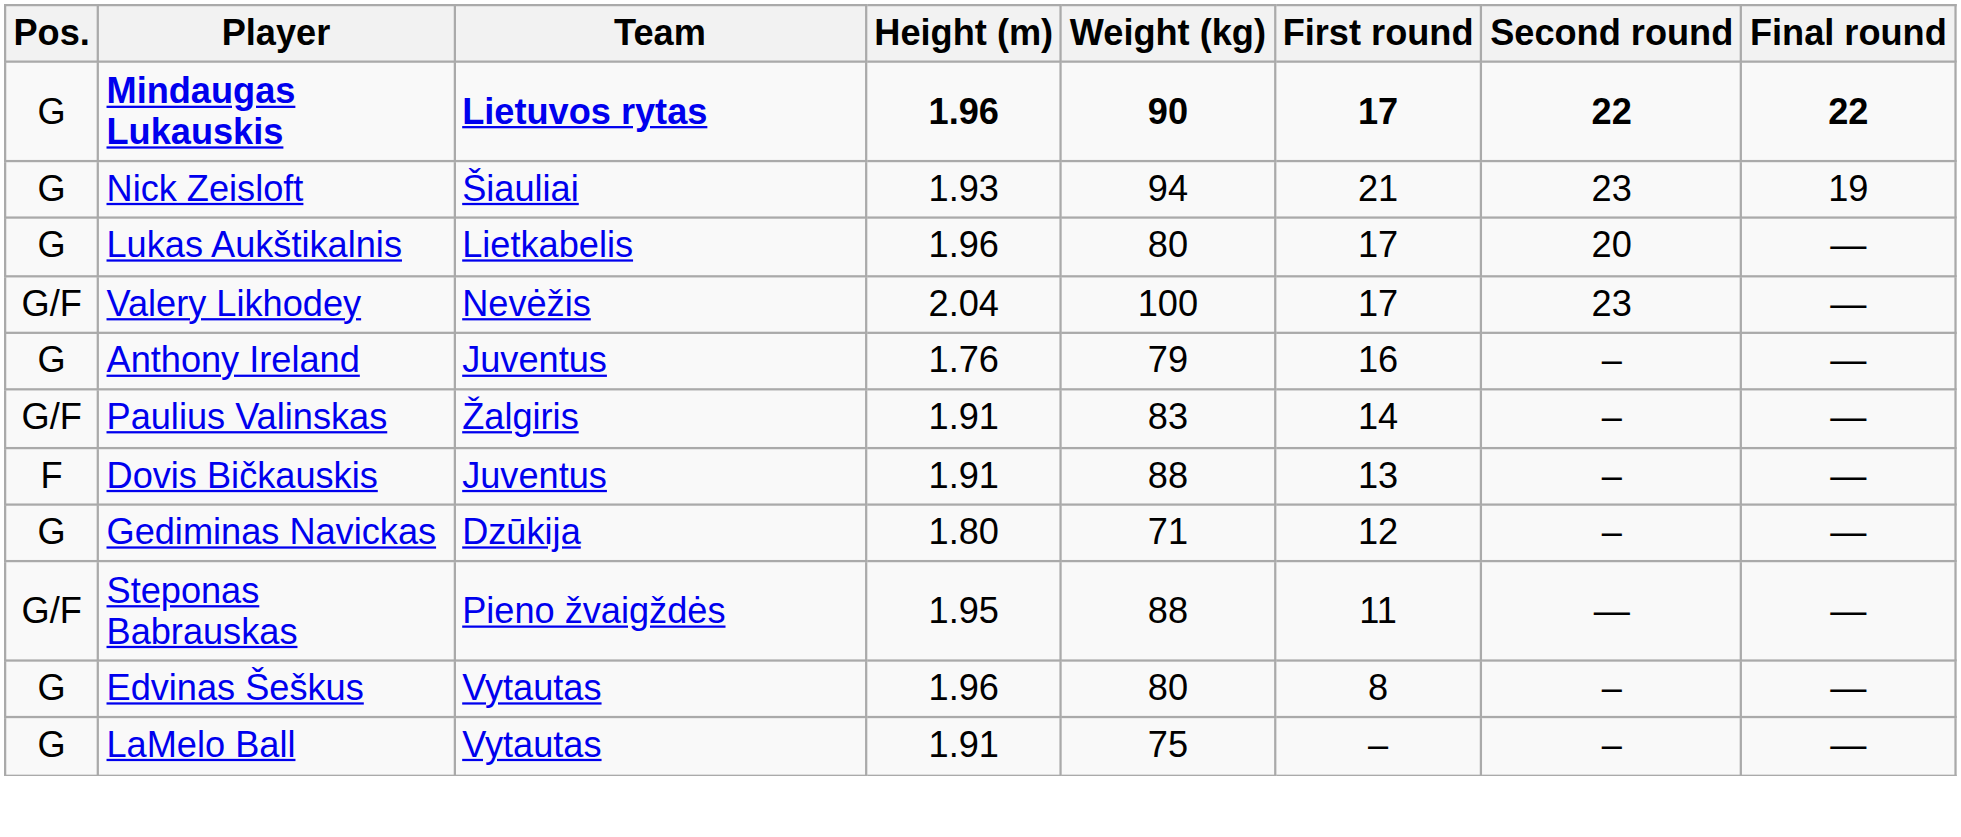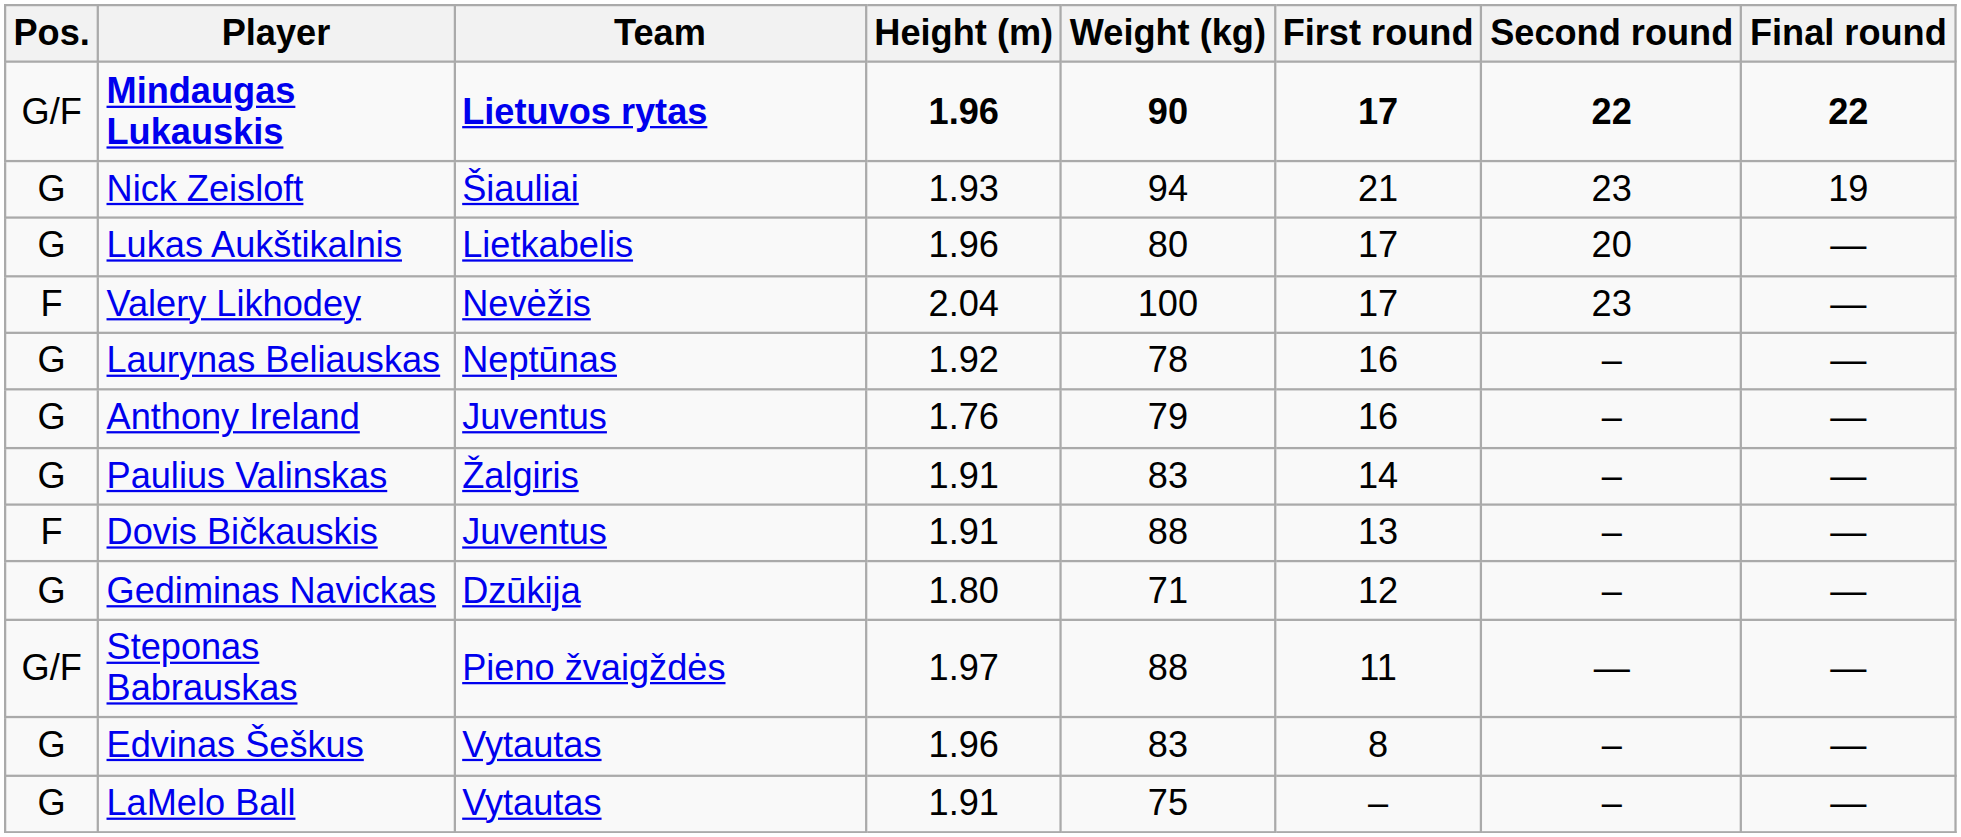(52, 110) G -> (52, 110) G/F
(52, 303) G/F -> (52, 303) F
+ row: (273, 360)
(52, 417) G/F -> (52, 475) G
(964, 610) 1.95 -> (964, 667) 1.97
(1168, 688) 80 -> (1168, 745) 83
